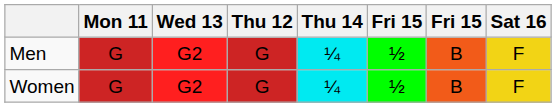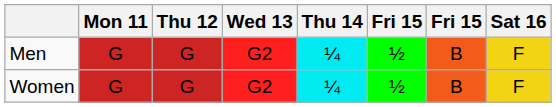columns swapped: (262, 21) <-> (190, 21)
